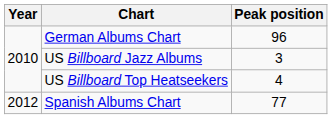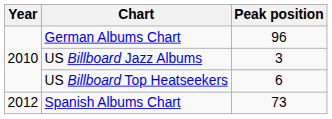(279, 80) 4 -> (279, 80) 6
(279, 102) 77 -> (279, 102) 73
